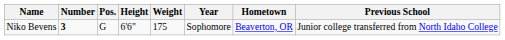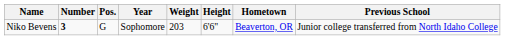columns swapped: (134, 12) <-> (209, 12)
(160, 27) 175 -> (176, 27) 203
